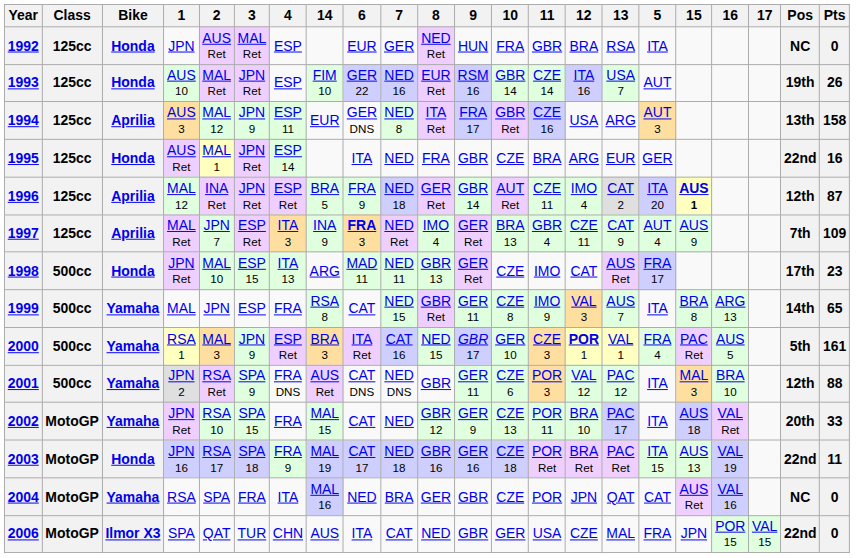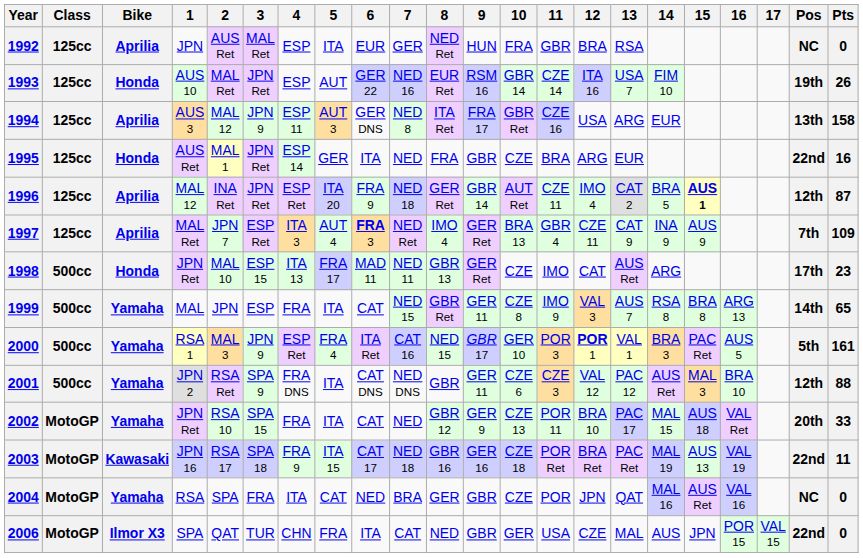columns swapped: (657, 16) <-> (325, 16)
(133, 46) Honda -> (137, 46) Aprilia
(547, 346) CZE 3 -> (556, 346) POR 3
(547, 384) POR 3 -> (556, 384) CZE 3
(133, 459) Honda -> (137, 459) Kawasaki
